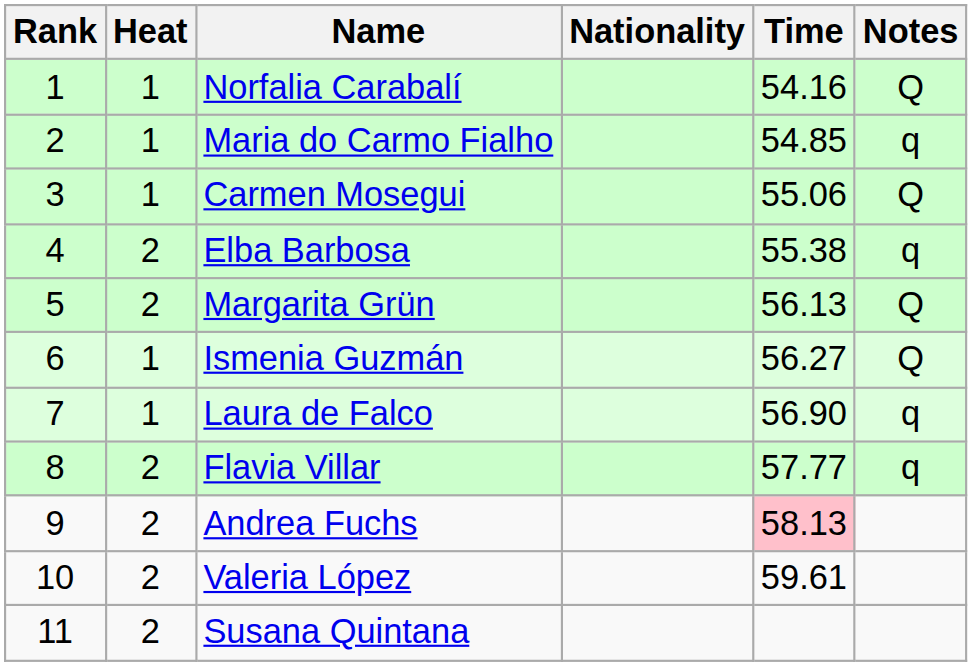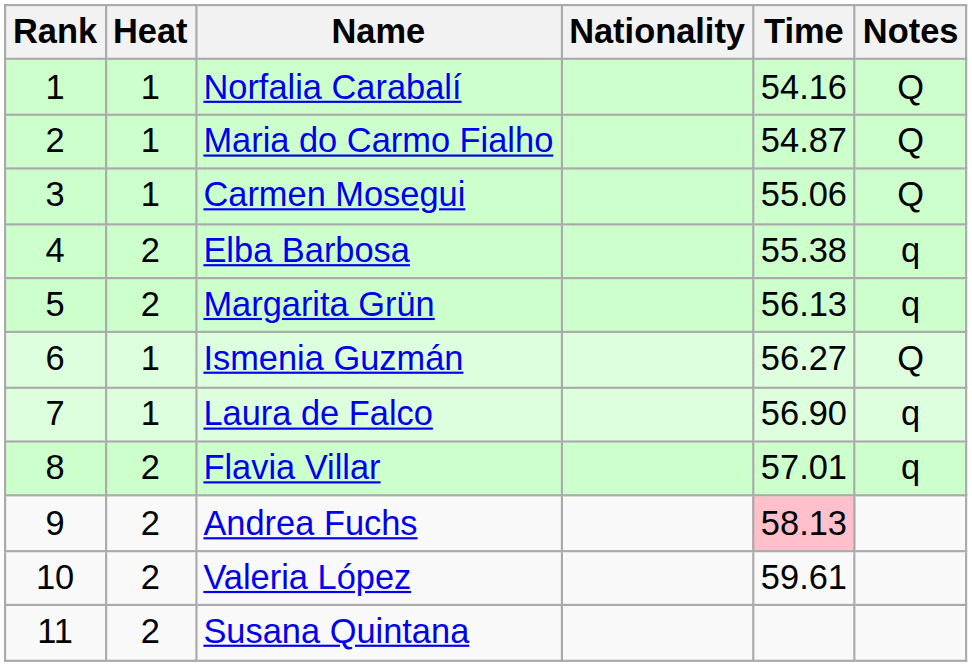(804, 140) 54.85 -> (804, 140) 54.87
(911, 140) q -> (911, 140) Q
(911, 304) Q -> (911, 304) q
(804, 468) 57.77 -> (804, 468) 57.01
